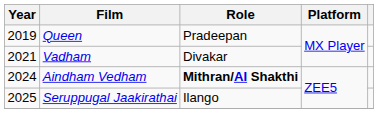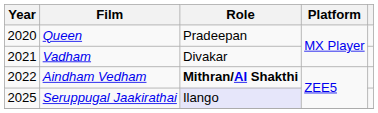(22, 35) 2019 -> (22, 35) 2020
(22, 77) 2024 -> (22, 77) 2022
(201, 98) no background -> (201, 98) lavender background
